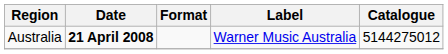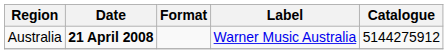(401, 37) 5144275012 -> (401, 37) 5144275912
